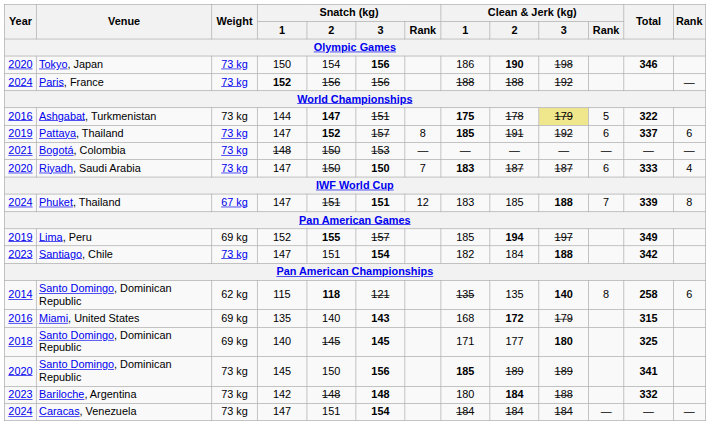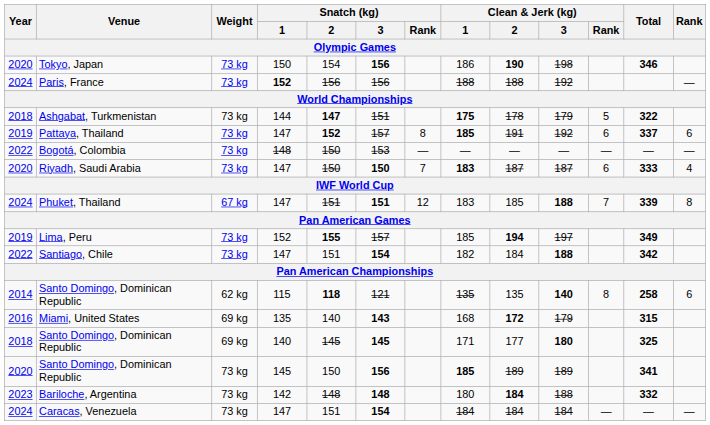(20, 116) 2016 -> (20, 116) 2018
(564, 116) khaki background -> (564, 116) no background
(20, 151) 2021 -> (20, 151) 2022
(234, 237) 69 kg -> (234, 237) 73 kg
(20, 254) 2023 -> (20, 254) 2022
